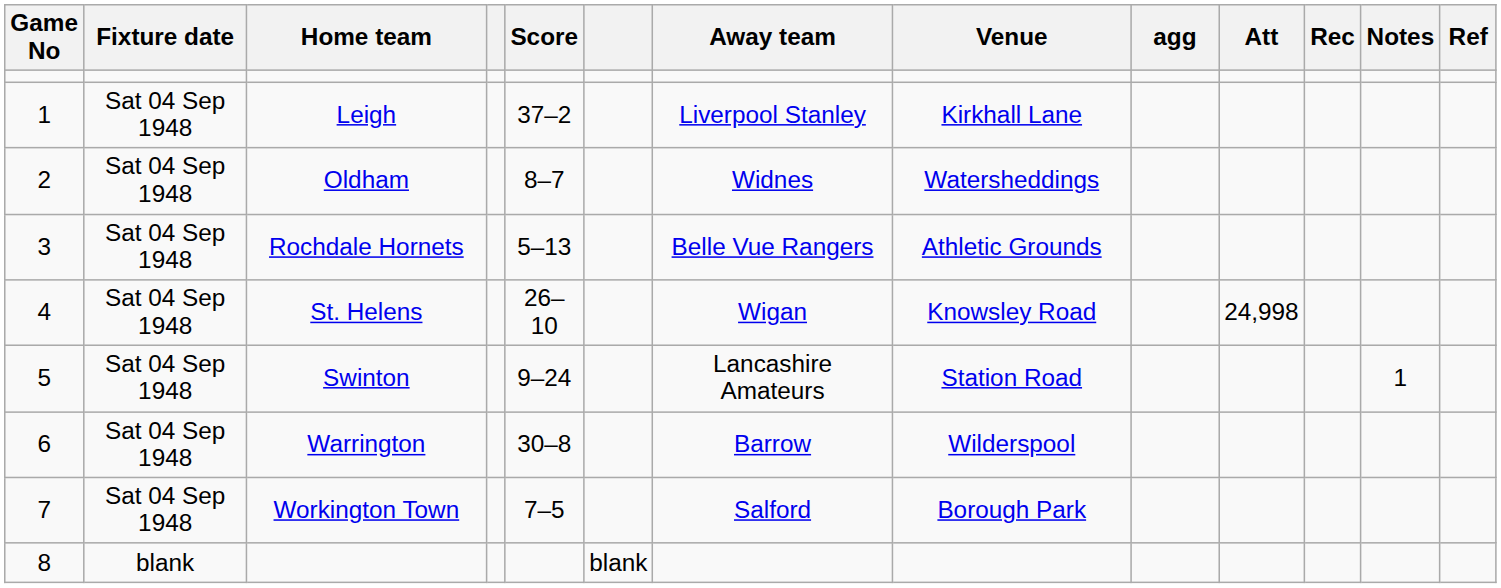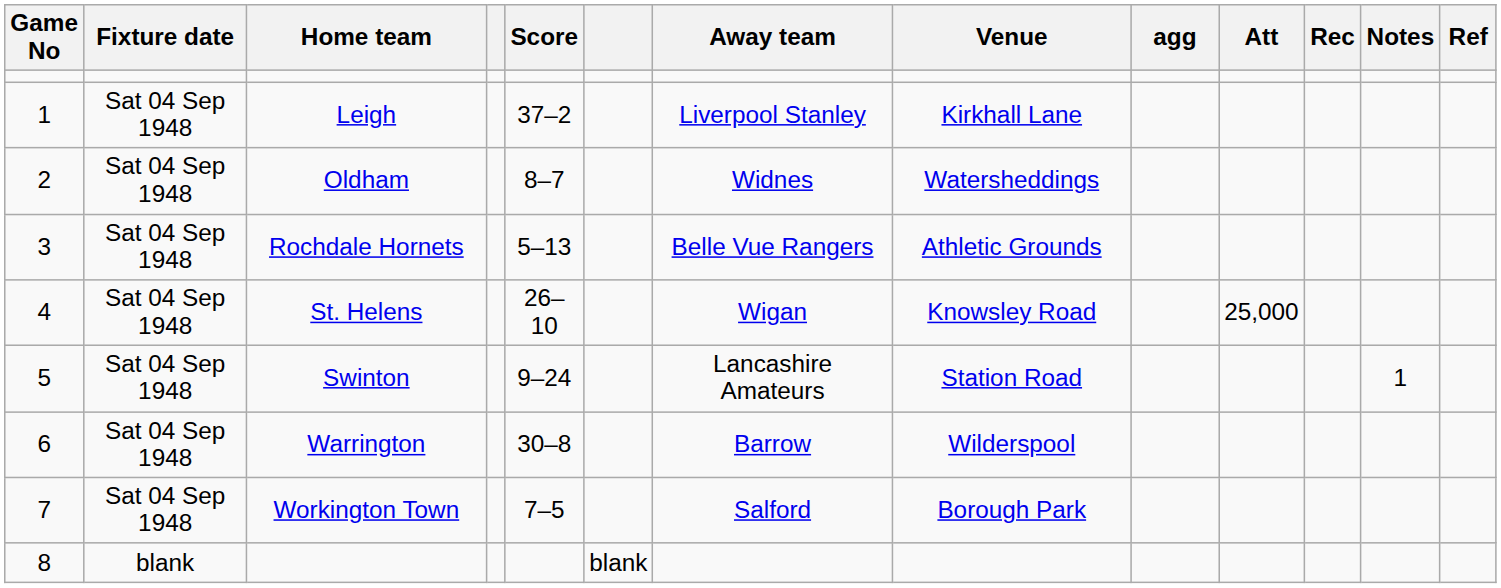(1261, 312) 24,998 -> (1261, 312) 25,000
